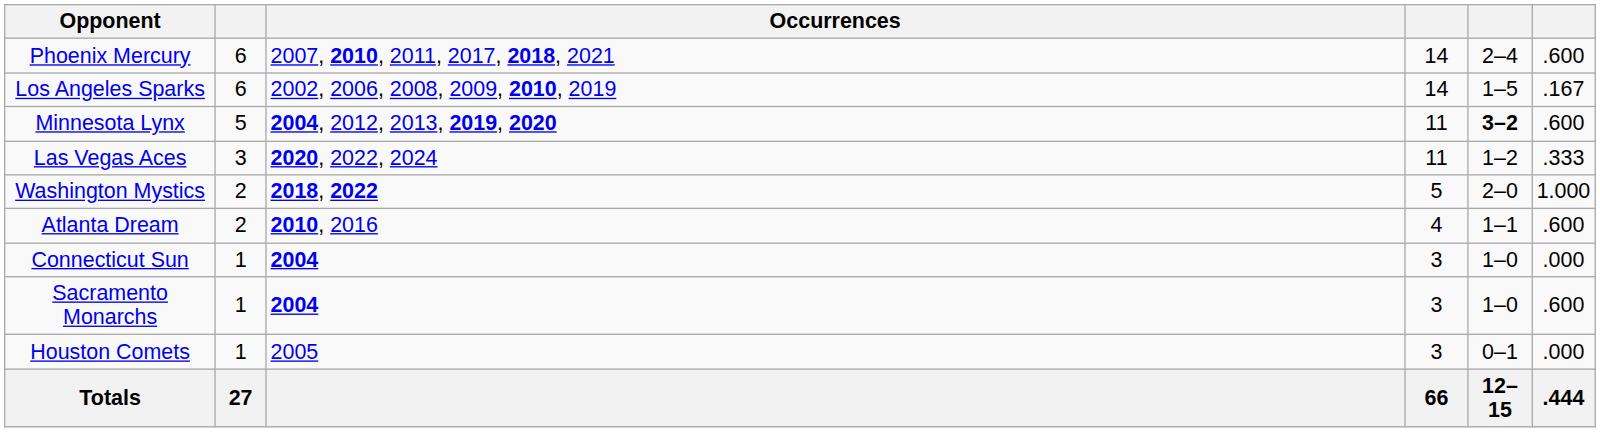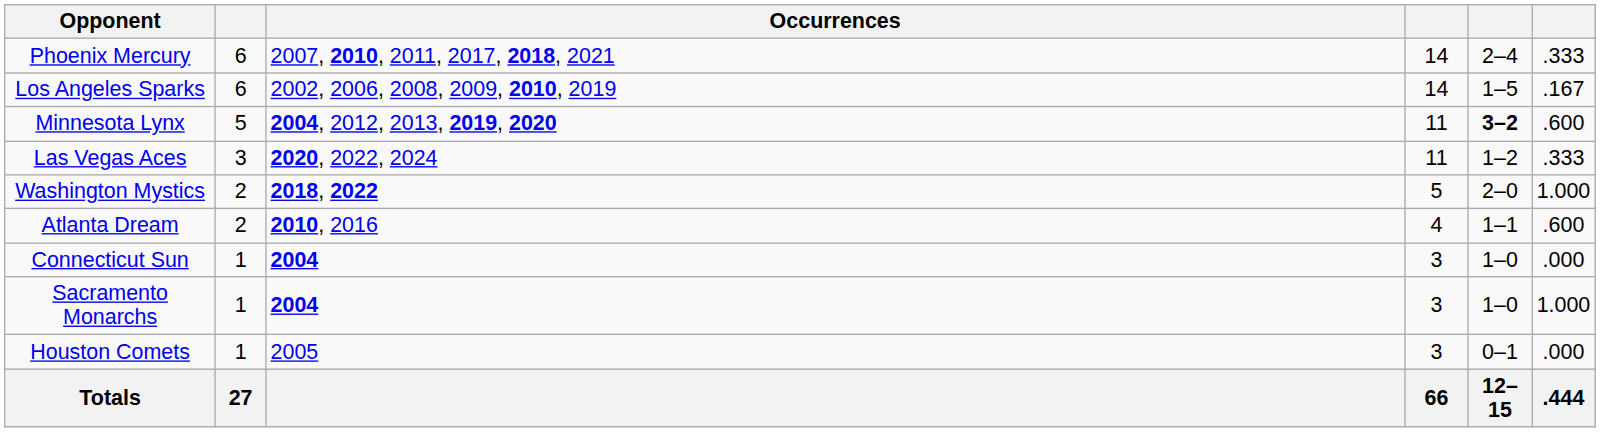(1563, 55) .600 -> (1563, 55) .333
(1563, 305) .600 -> (1563, 305) 1.000
